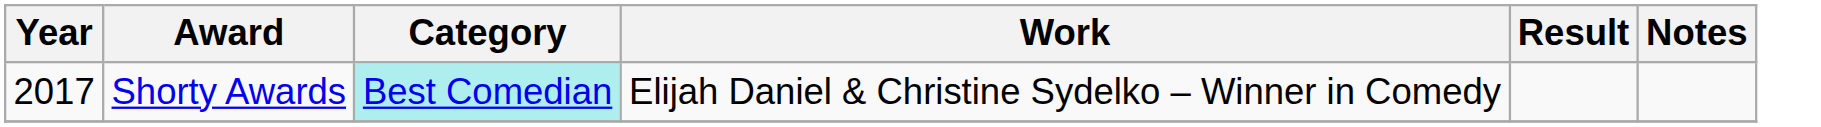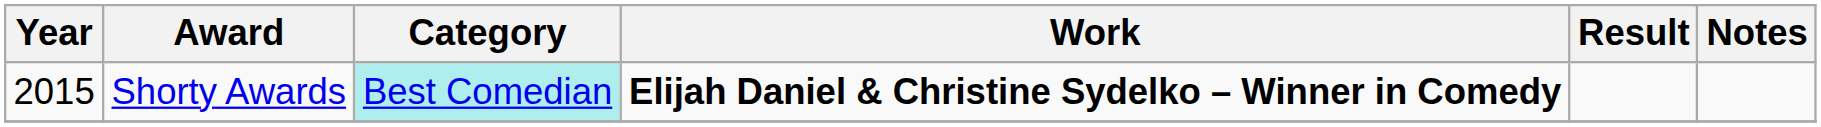(54, 91) 2017 -> (54, 91) 2015
(1065, 91) normal -> (1095, 91) bold
